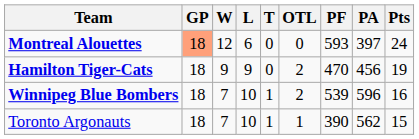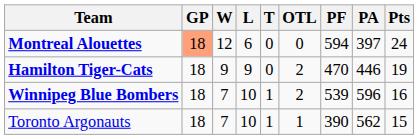(336, 43) 593 -> (336, 43) 594
(368, 69) 456 -> (368, 69) 446
